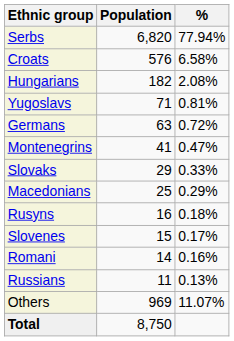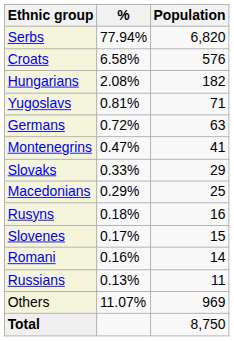columns swapped: (136, 15) <-> (202, 15)
